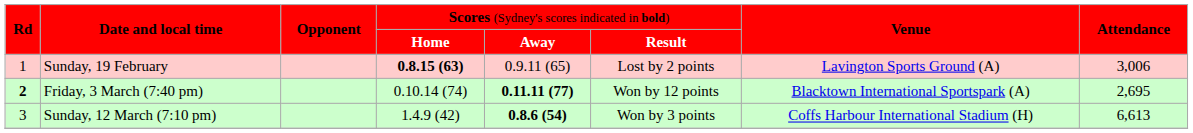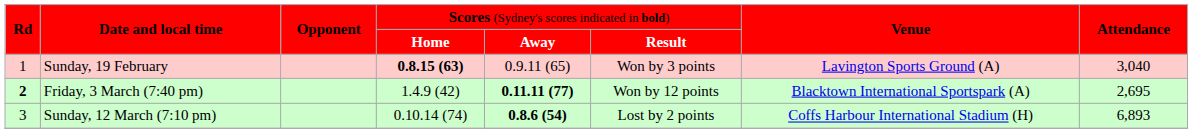(666, 66) Lost by 2 points -> (666, 66) Won by 3 points
(1133, 66) 3,006 -> (1133, 66) 3,040
(430, 91) 0.10.14 (74) -> (430, 91) 1.4.9 (42)
(430, 116) 1.4.9 (42) -> (430, 116) 0.10.14 (74)
(666, 116) Won by 3 points -> (666, 116) Lost by 2 points
(1133, 116) 6,613 -> (1133, 116) 6,893
